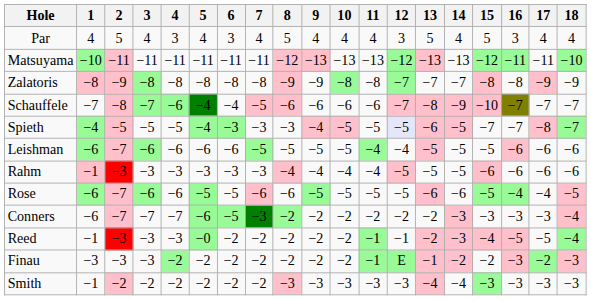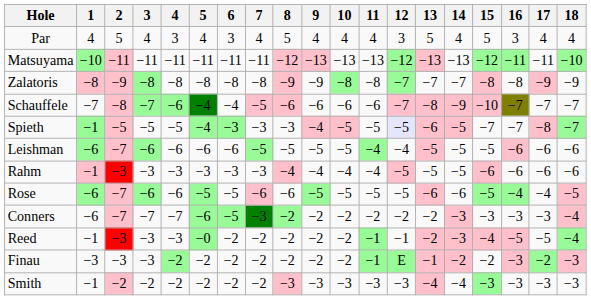(91, 127) −4 -> (91, 127) −1
